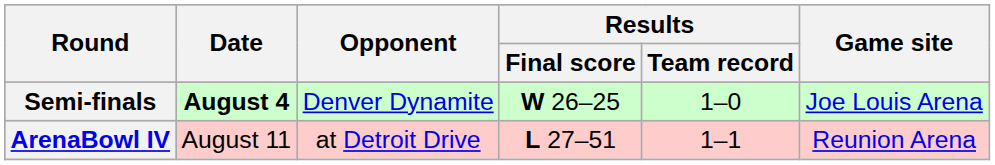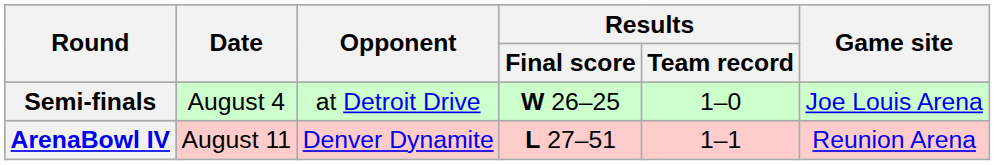(236, 101) bold -> (236, 101) normal
(398, 101) Denver Dynamite -> (398, 101) at Detroit Drive
(398, 139) at Detroit Drive -> (398, 139) Denver Dynamite
